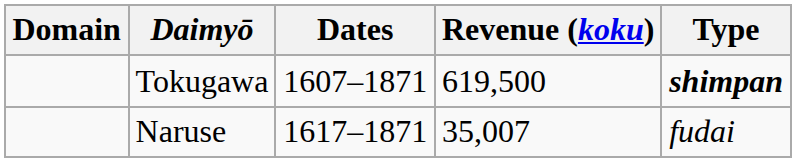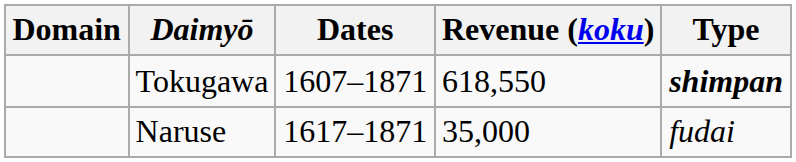(494, 80) 619,500 -> (494, 80) 618,550
(486, 131) 35,007 -> (486, 131) 35,000
